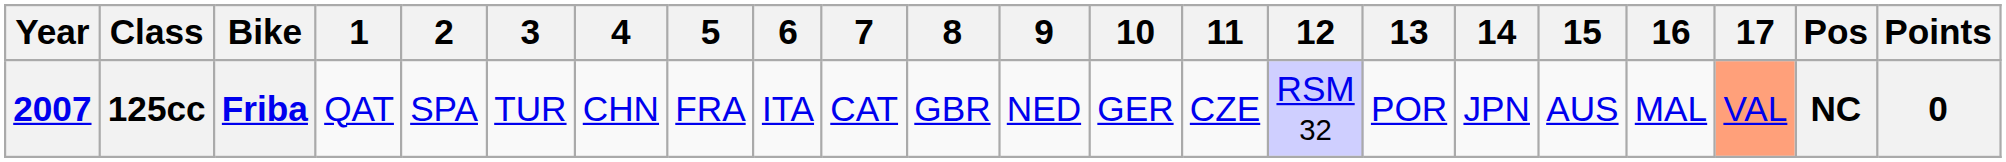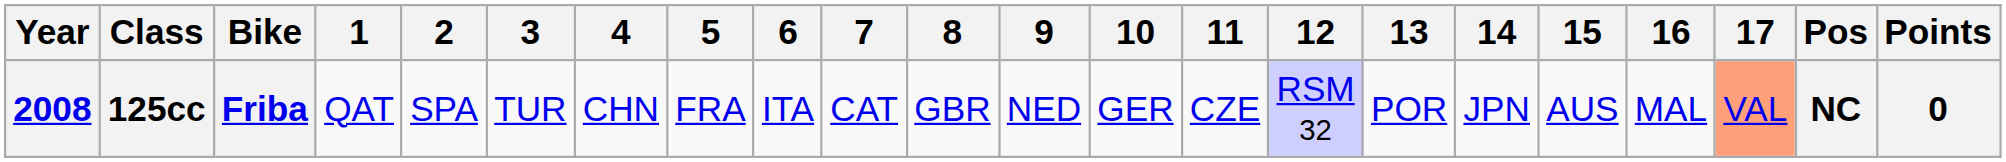(52, 108) 2007 -> (52, 108) 2008
